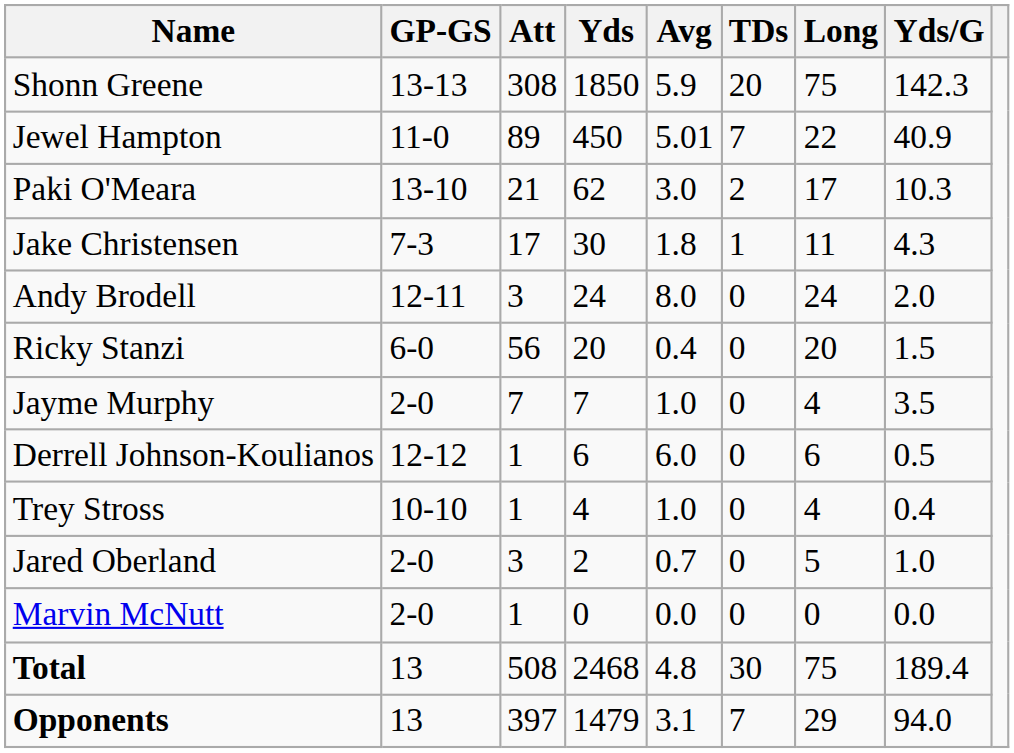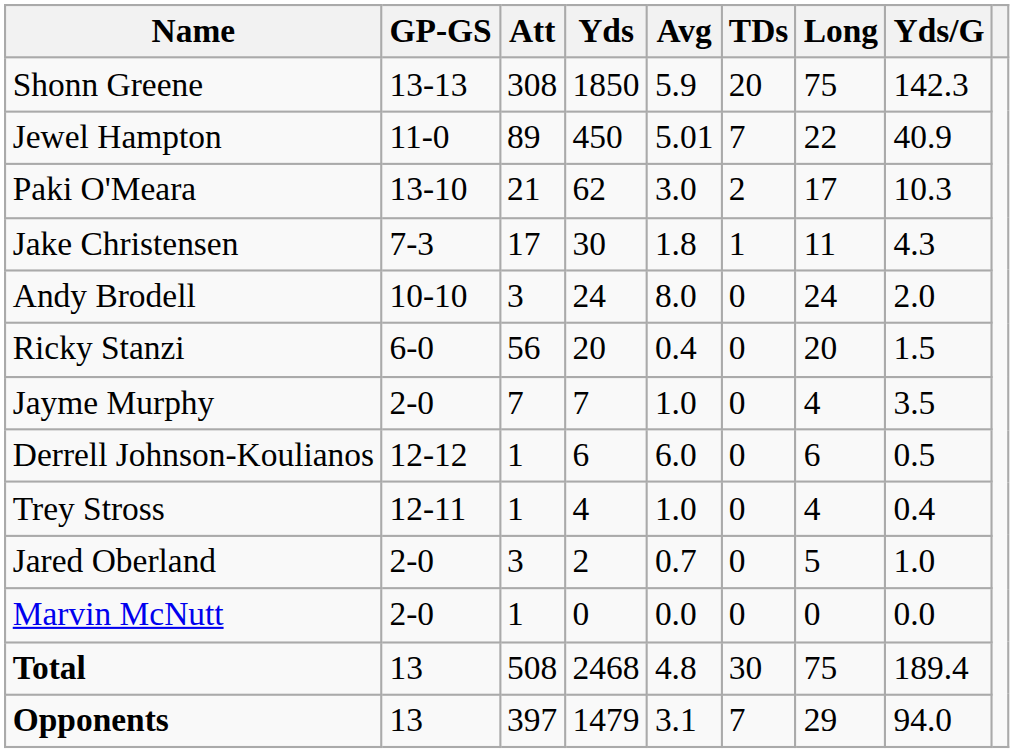(428, 296) 12-11 -> (428, 296) 10-10
(428, 508) 10-10 -> (428, 508) 12-11
